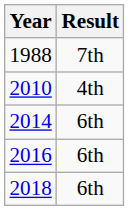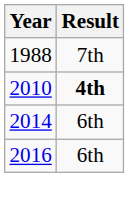(90, 88) normal -> (90, 88) bold
- row: (31, 188)
